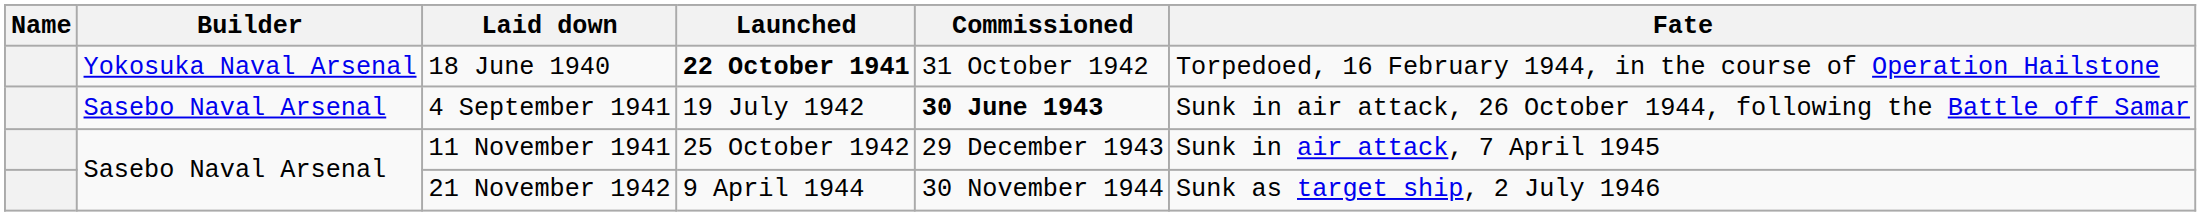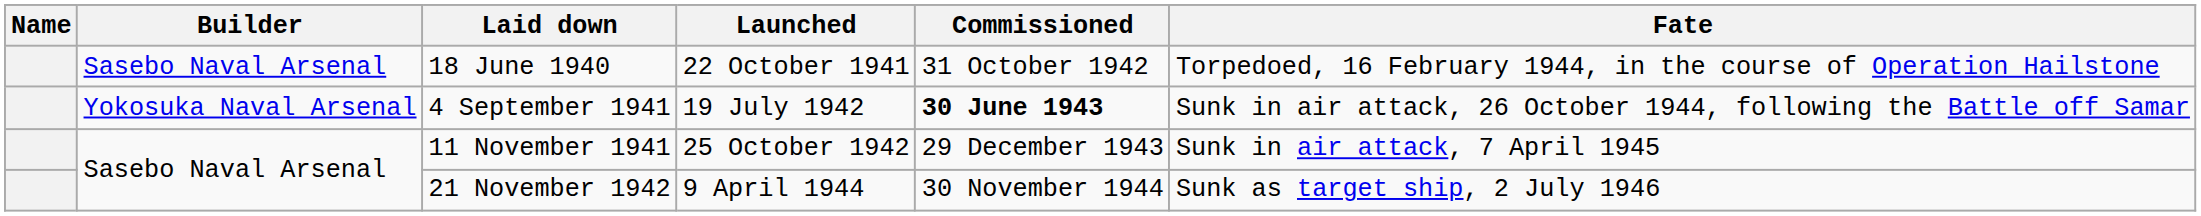(250, 67) Yokosuka Naval Arsenal -> (235, 67) Sasebo Naval Arsenal
(796, 67) bold -> (796, 67) normal
(235, 108) Sasebo Naval Arsenal -> (250, 108) Yokosuka Naval Arsenal
